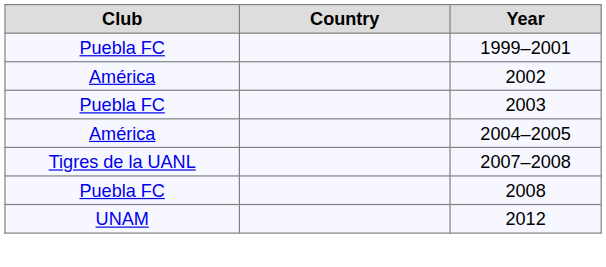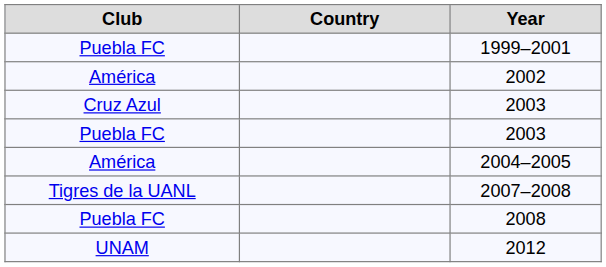+ row: (122, 105)
